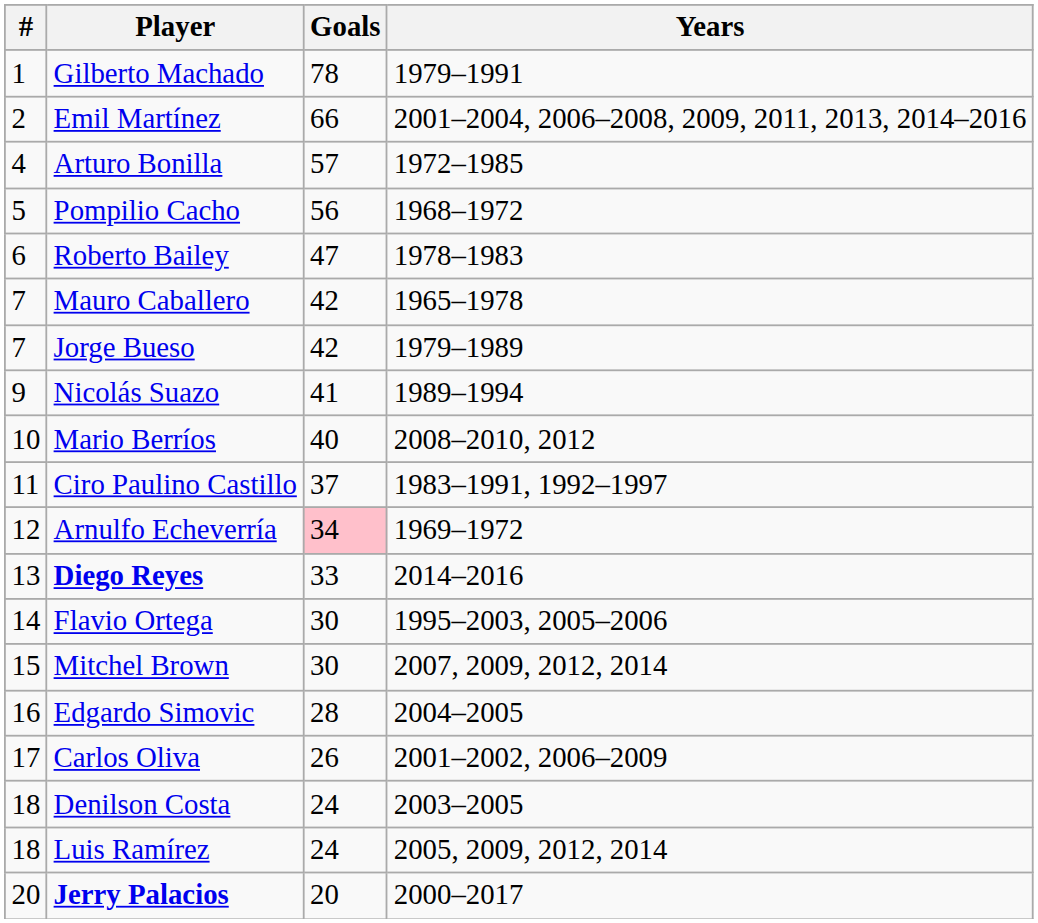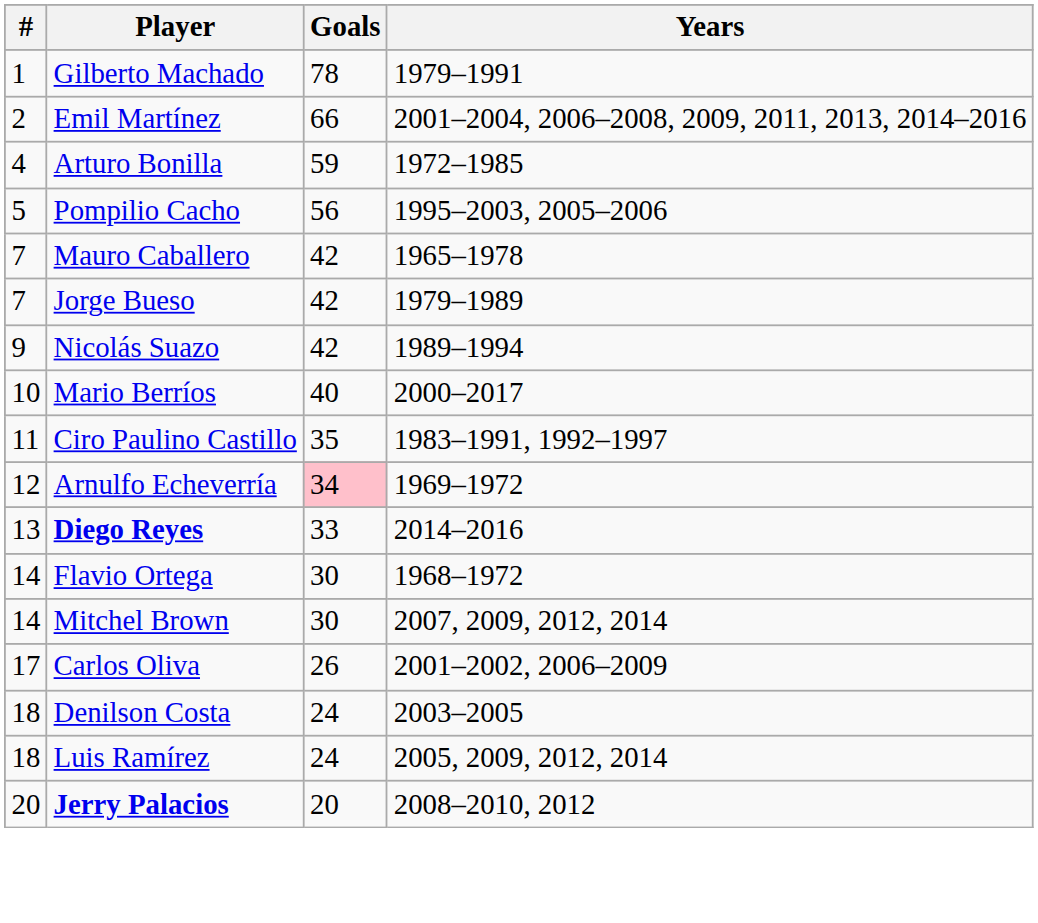(325, 164) 57 -> (325, 164) 59
(459, 210) 1968–1972 -> (531, 210) 1995–2003, 2005–2006
- row: (141, 255)
(325, 392) 41 -> (325, 347) 42
(495, 438) 2008–2010, 2012 -> (459, 392) 2000–2017
(325, 484) 37 -> (325, 438) 35
(531, 621) 1995–2003, 2005–2006 -> (459, 575) 1968–1972
(26, 666) 15 -> (26, 621) 14
- row: (154, 712)
(459, 895) 2000–2017 -> (495, 803) 2008–2010, 2012
